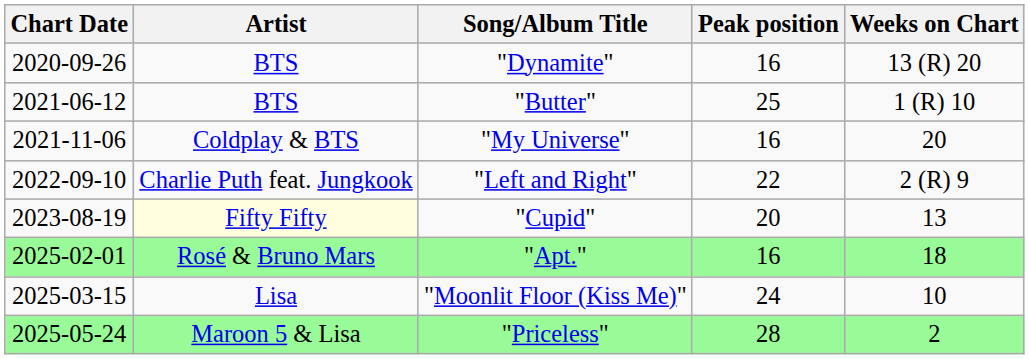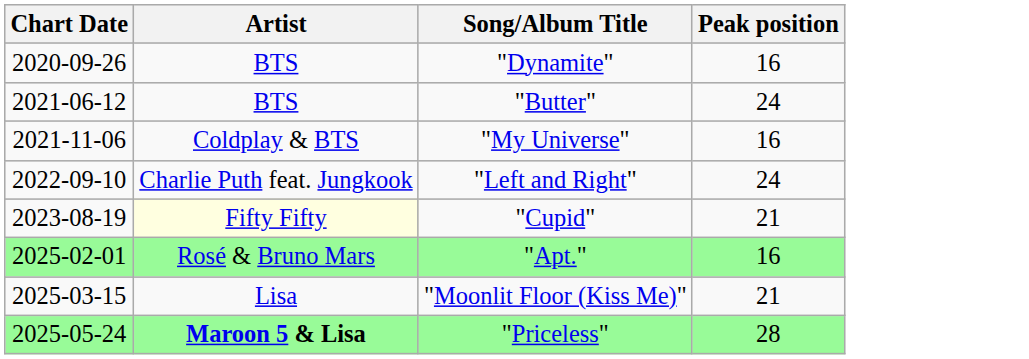- column: (934, 23)
(768, 101) 25 -> (768, 101) 24
(768, 179) 22 -> (768, 179) 24
(768, 218) 20 -> (768, 218) 21
(768, 295) 24 -> (768, 295) 21
(276, 334) normal -> (276, 334) bold
